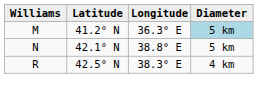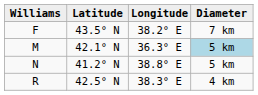+ row: (35, 30)
(98, 30) 41.2° N -> (98, 47) 42.1° N
(98, 47) 42.1° N -> (98, 64) 41.2° N
